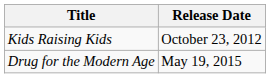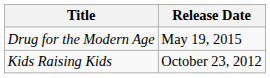rows swapped: (60, 38) <-> (81, 61)
